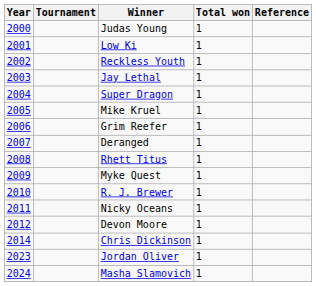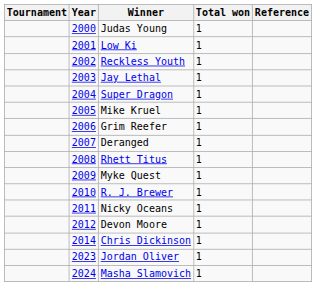columns swapped: (66, 13) <-> (19, 13)
